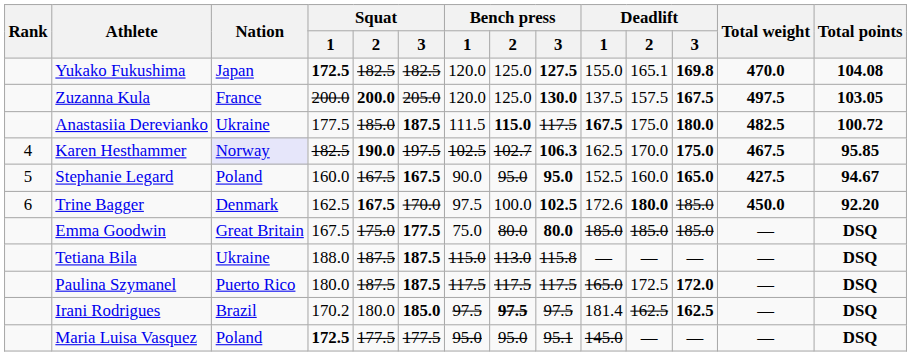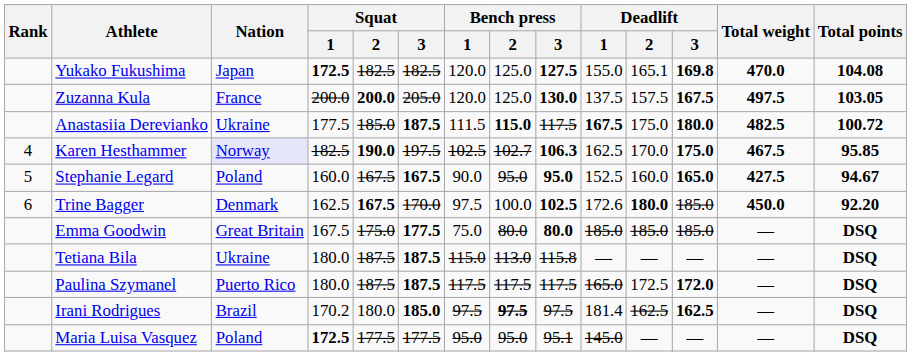(330, 257) 188.0 -> (330, 257) 180.0
